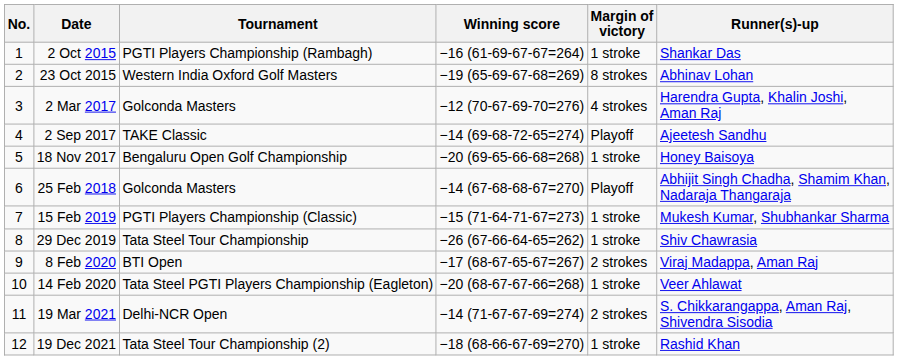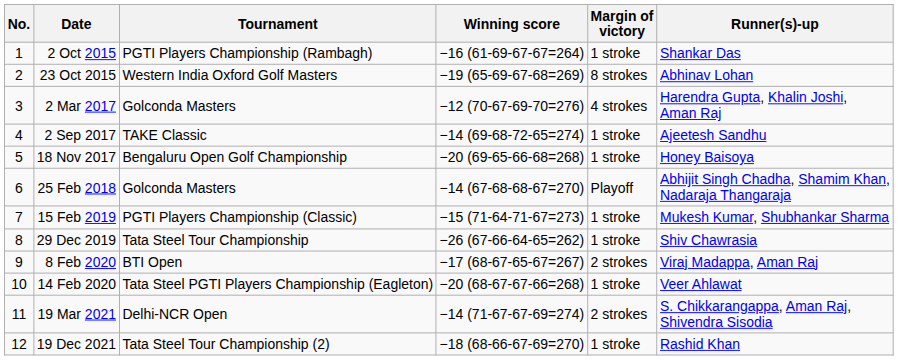(612, 136) Playoff -> (615, 136) 1 stroke
